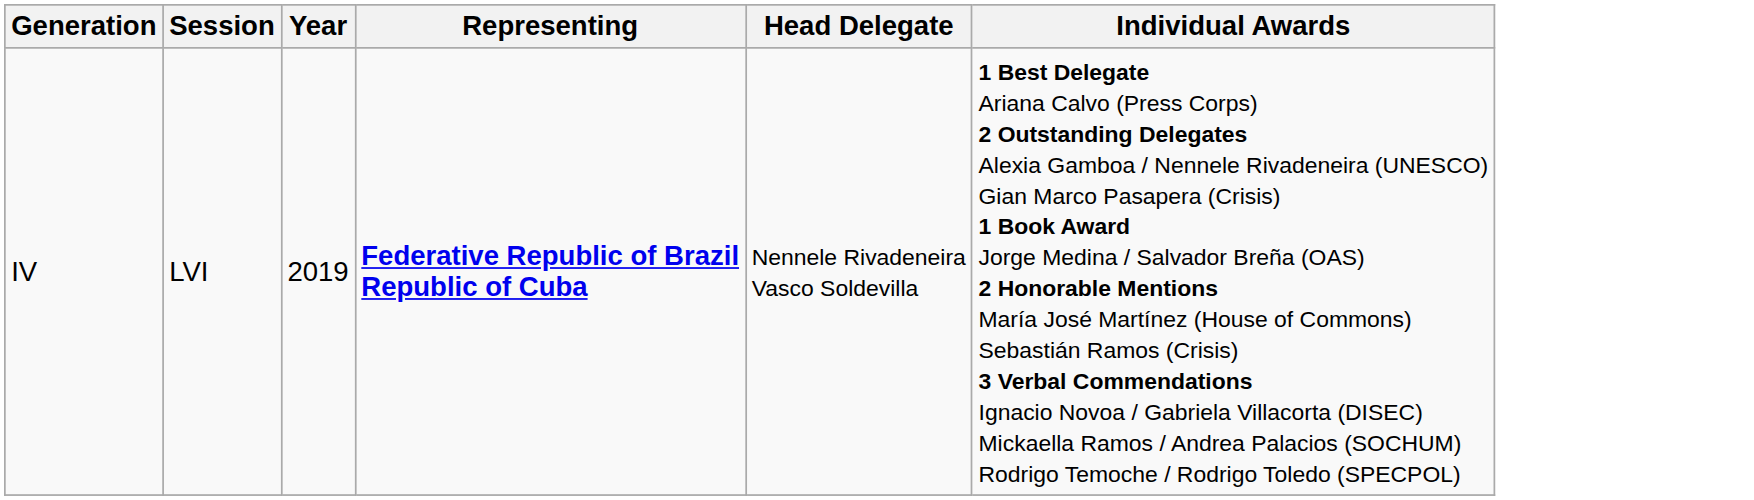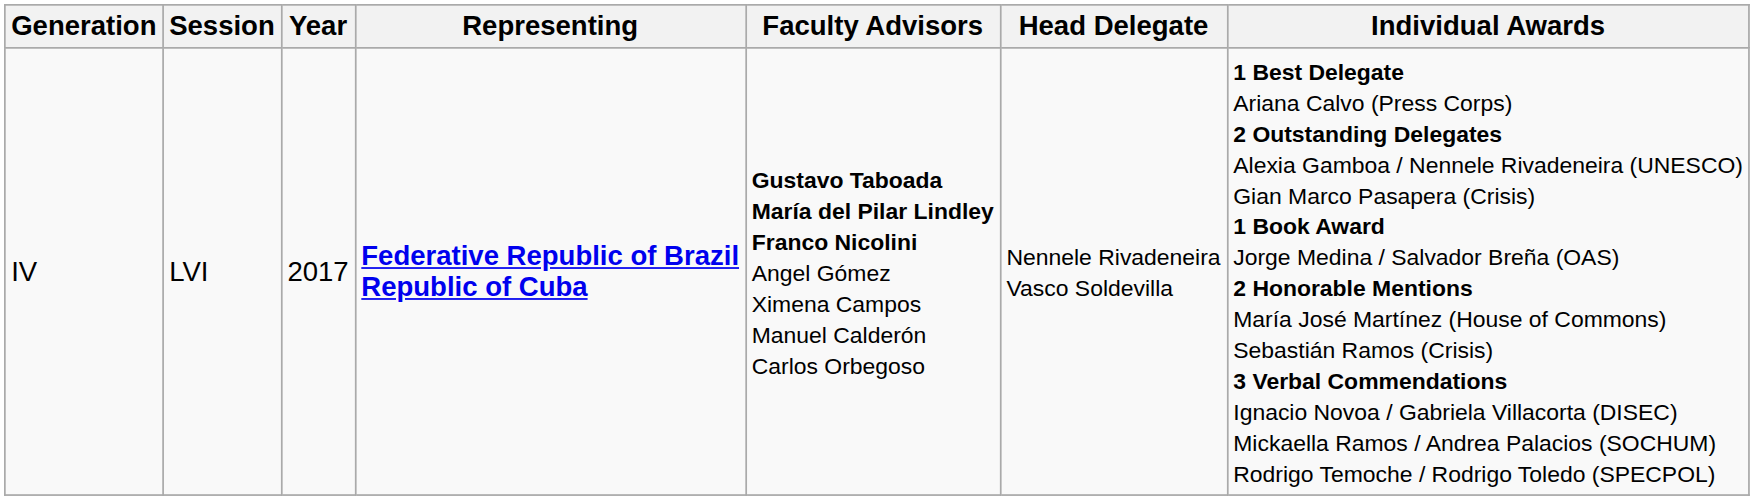+ column: (873, 26)
(318, 271) 2019 -> (318, 271) 2017
